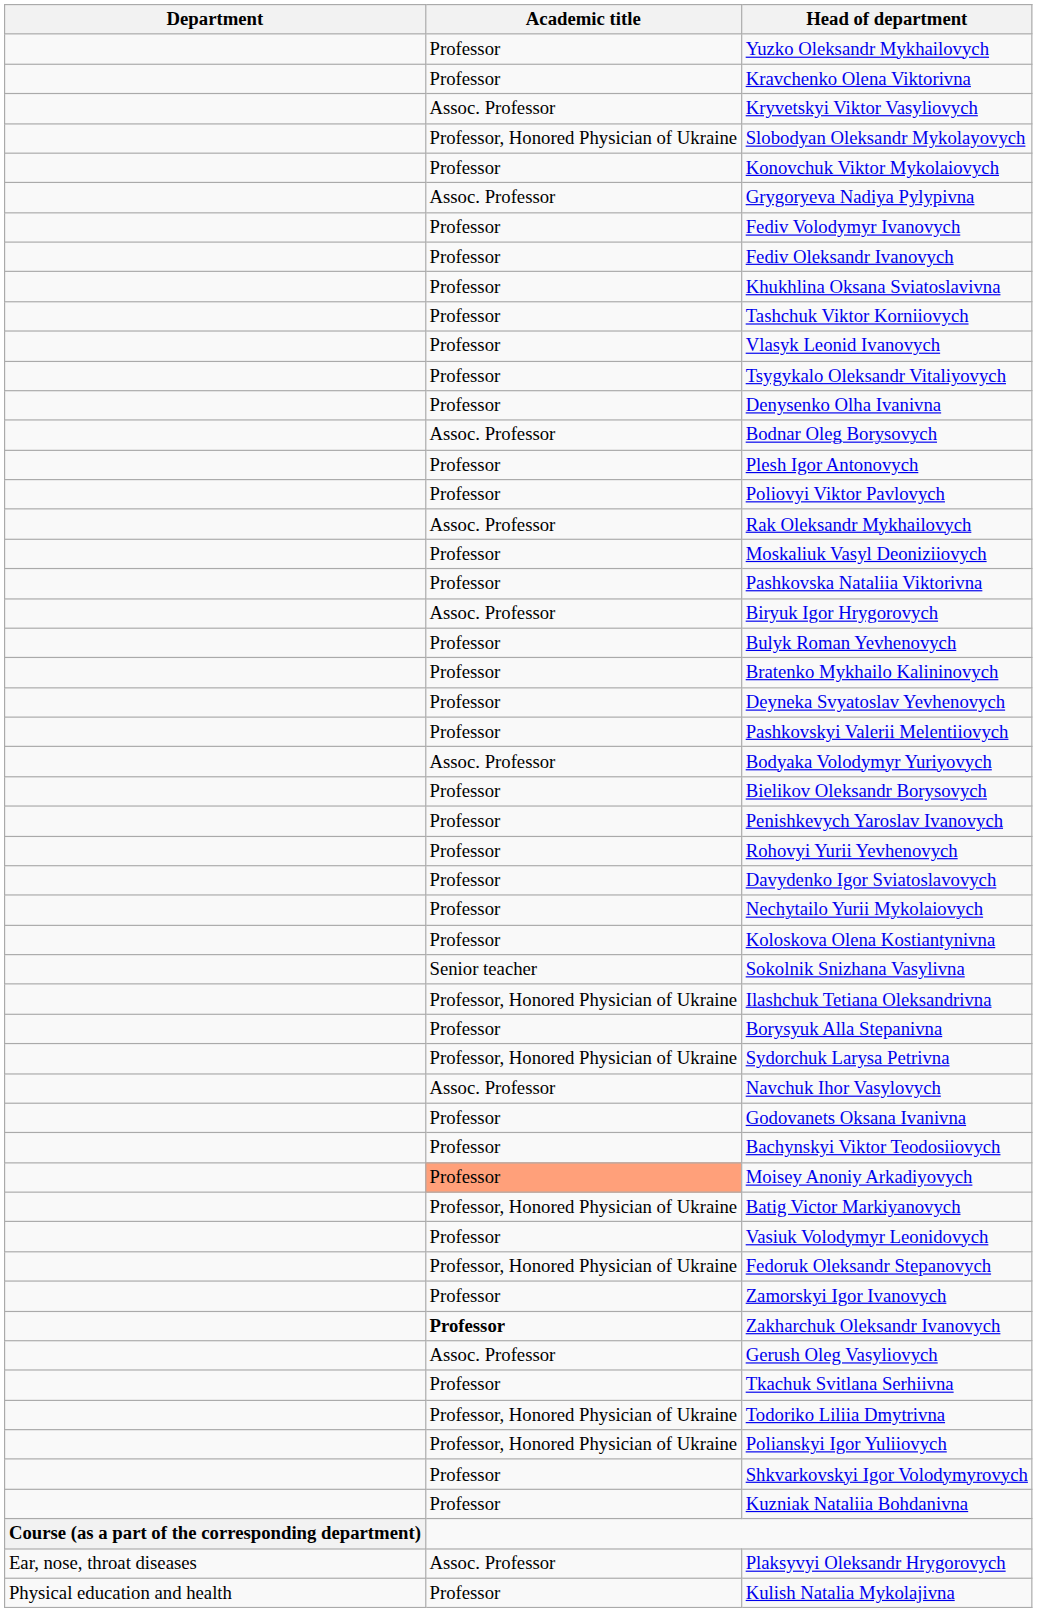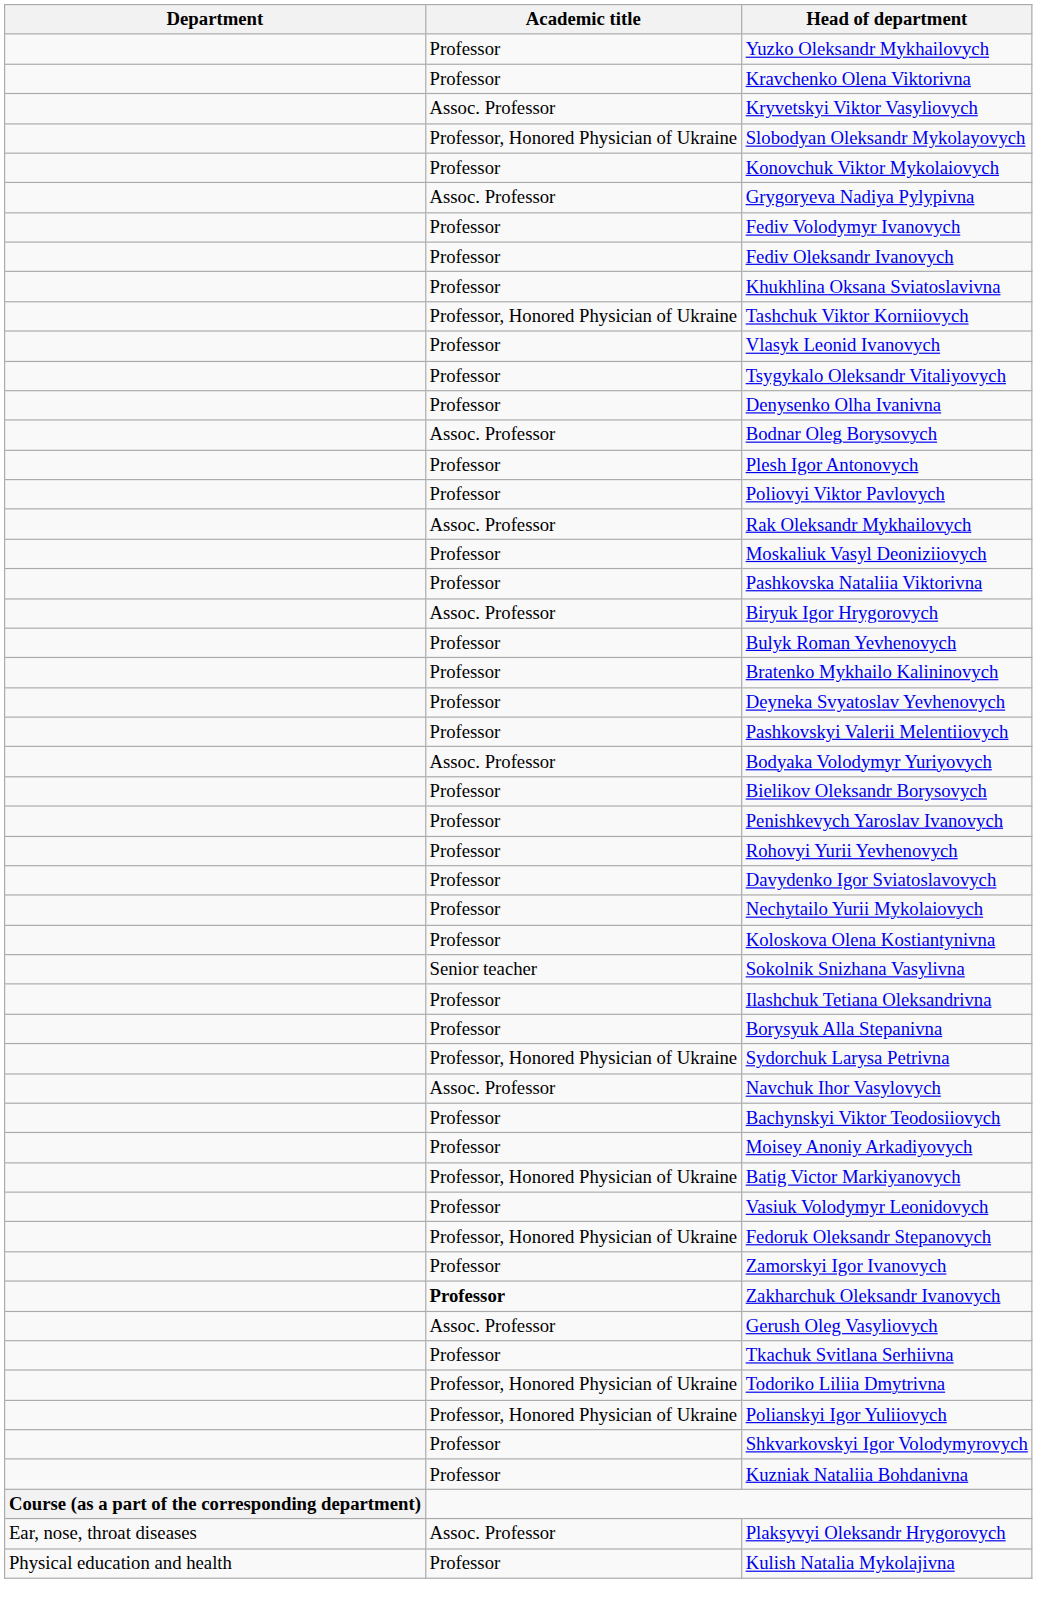(465, 316) Professor -> (583, 316) Professor, Honored Physician of Ukraine
(583, 999) Professor, Honored Physician of Ukraine -> (465, 999) Professor
- row: (856, 1117)
(465, 1177) lightsalmon background -> (465, 1147) no background
